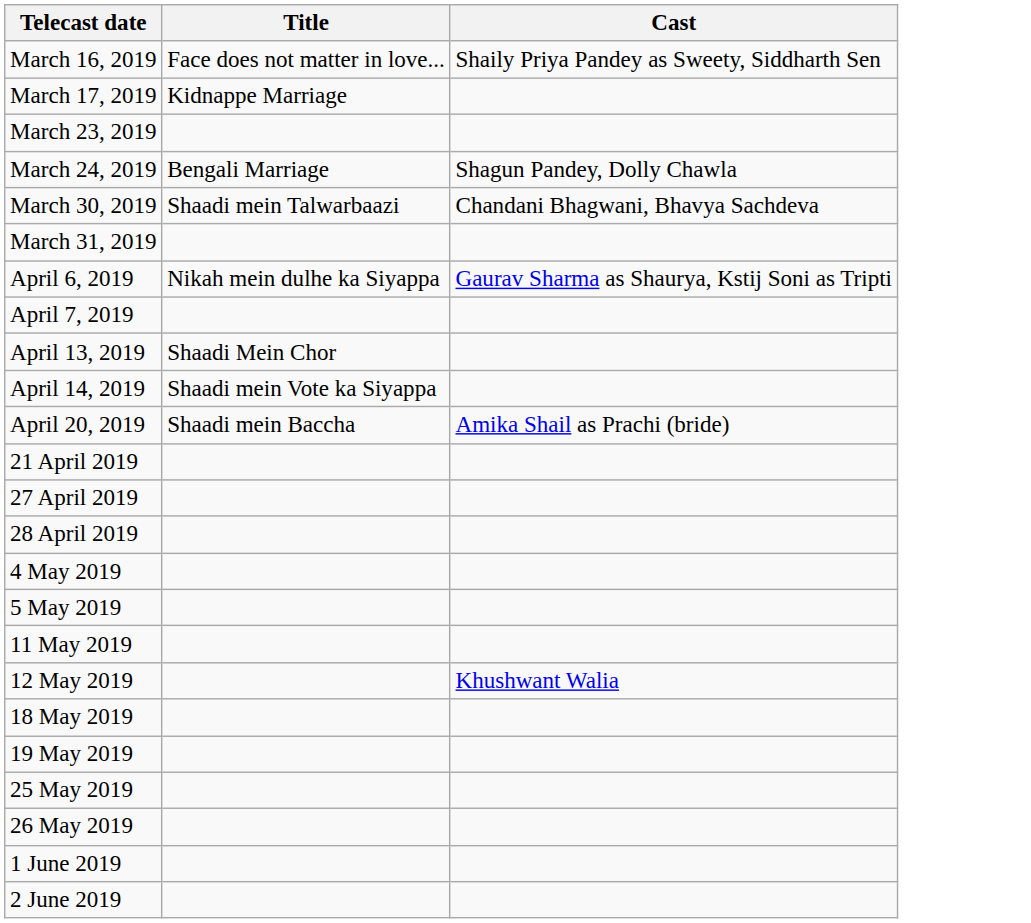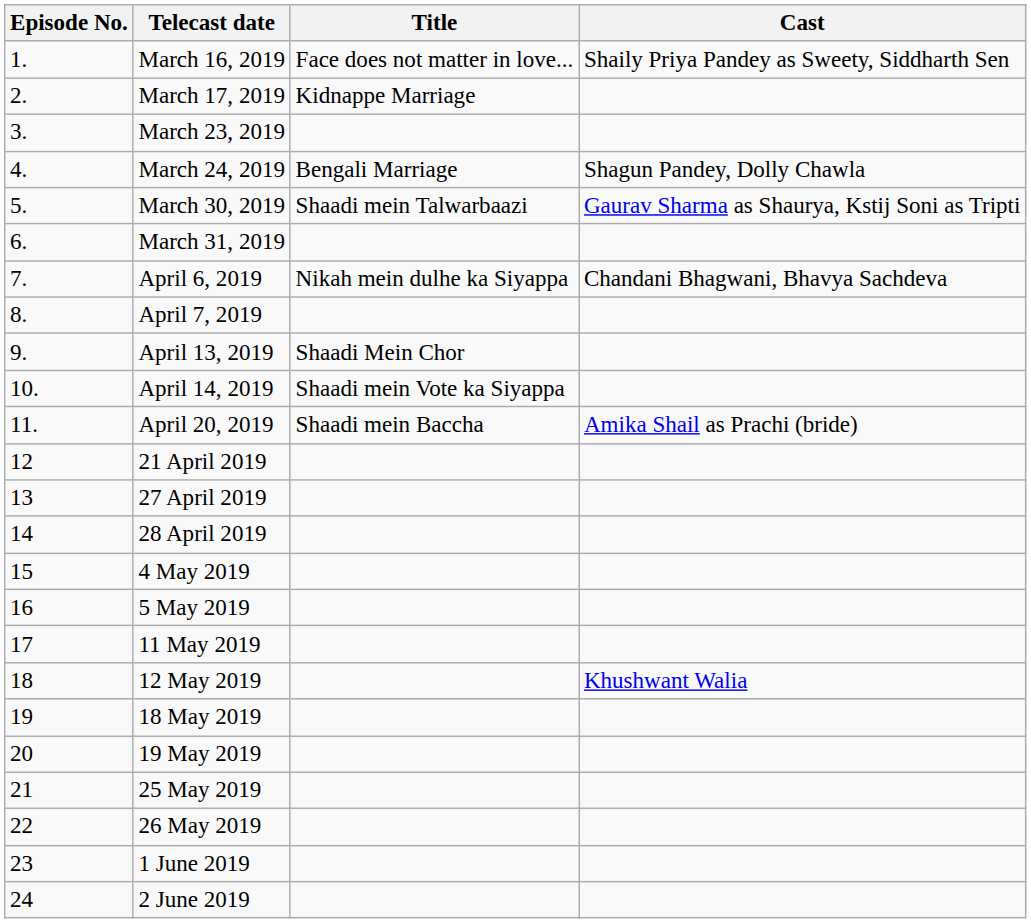+ column: (69, 22)
(637, 205) Chandani Bhagwani, Bhavya Sachdeva -> (802, 205) Gaurav Sharma as Shaurya, Kstij Soni as Tripti
(674, 278) Gaurav Sharma as Shaurya, Kstij Soni as Tripti -> (766, 278) Chandani Bhagwani, Bhavya Sachdeva
